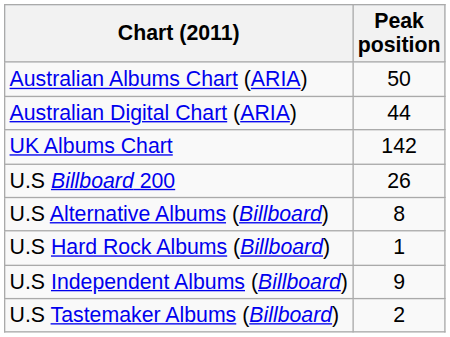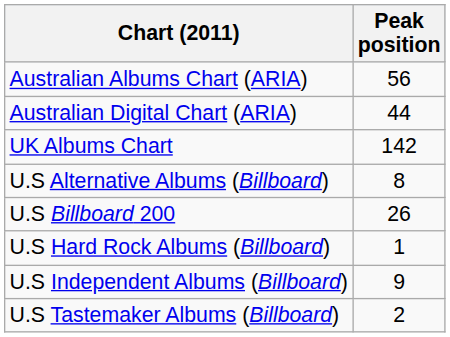(399, 79) 50 -> (399, 79) 56
rows swapped: (92, 180) <-> (169, 214)
